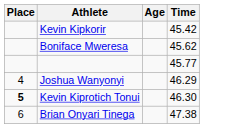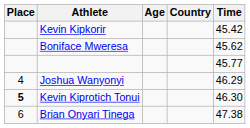+ column: (190, 13)
